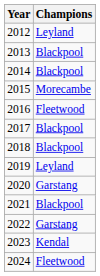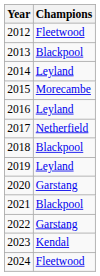(55, 32) Leyland -> (60, 32) Fleetwood
(59, 70) Blackpool -> (55, 70) Leyland
(60, 108) Fleetwood -> (55, 108) Leyland
(59, 128) Blackpool -> (62, 128) Netherfield
